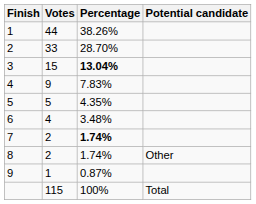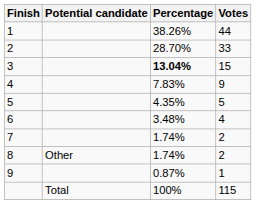columns swapped: (197, 13) <-> (60, 13)
(96, 137) bold -> (169, 137) normal
